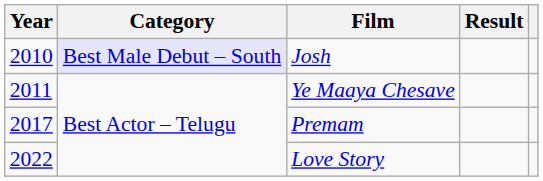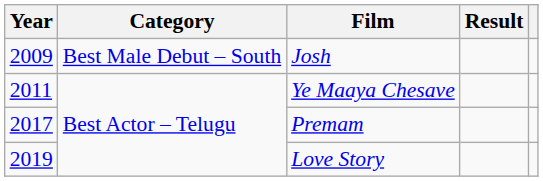(31, 55) 2010 -> (31, 55) 2009
(172, 55) lavender background -> (172, 55) no background
(31, 158) 2022 -> (31, 158) 2019
